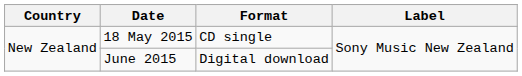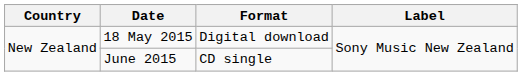(236, 38) CD single -> (264, 38) Digital download
(264, 60) Digital download -> (236, 60) CD single
